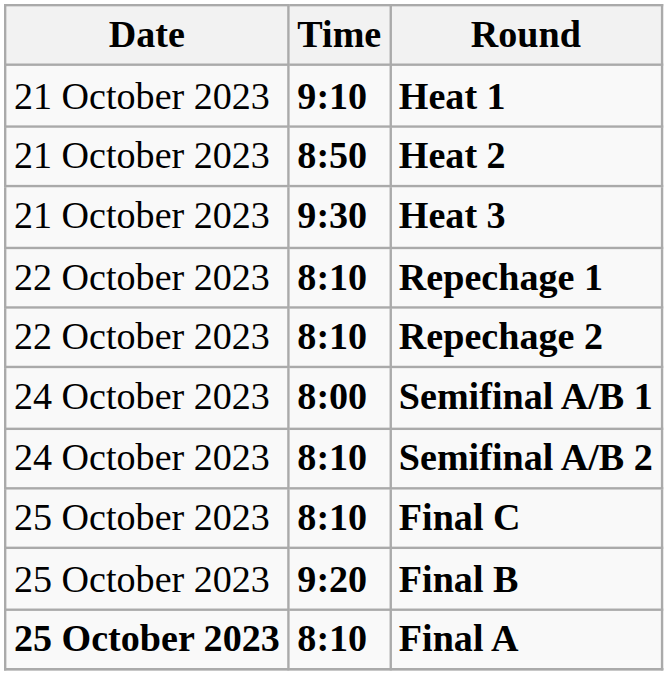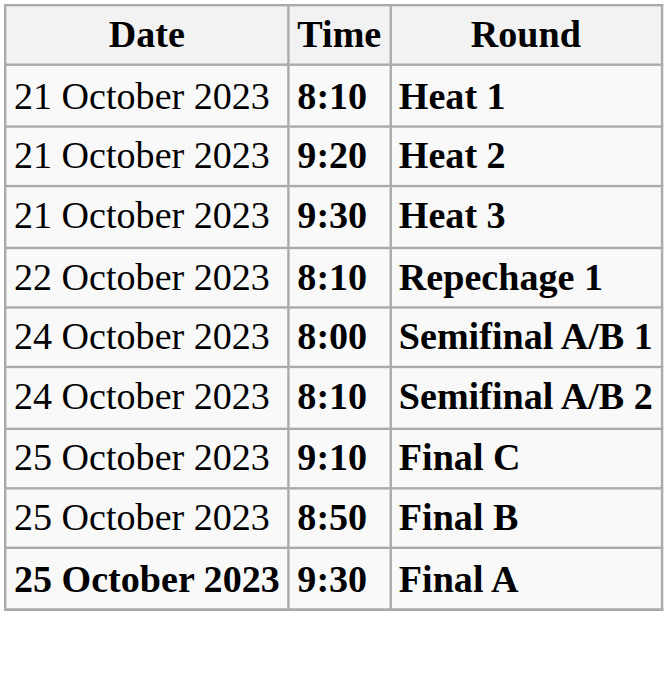(332, 95) 9:10 -> (332, 95) 8:10
(332, 155) 8:50 -> (332, 155) 9:20
- row: (501, 336)
(332, 517) 8:10 -> (332, 457) 9:10
(332, 578) 9:20 -> (332, 517) 8:50
(332, 638) 8:10 -> (332, 578) 9:30
